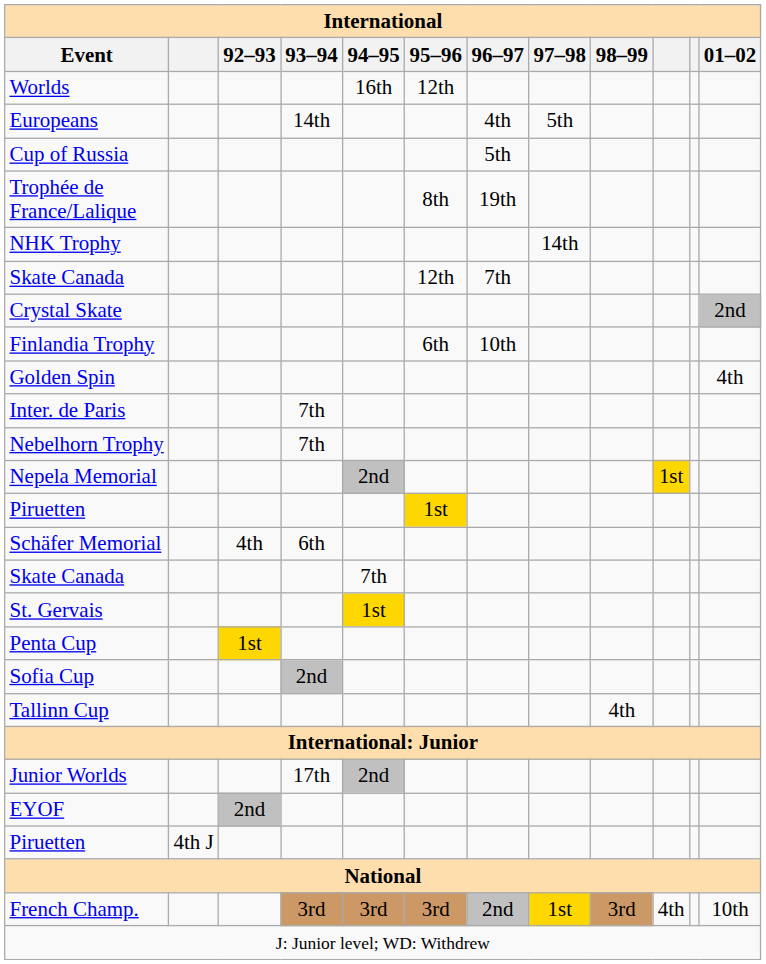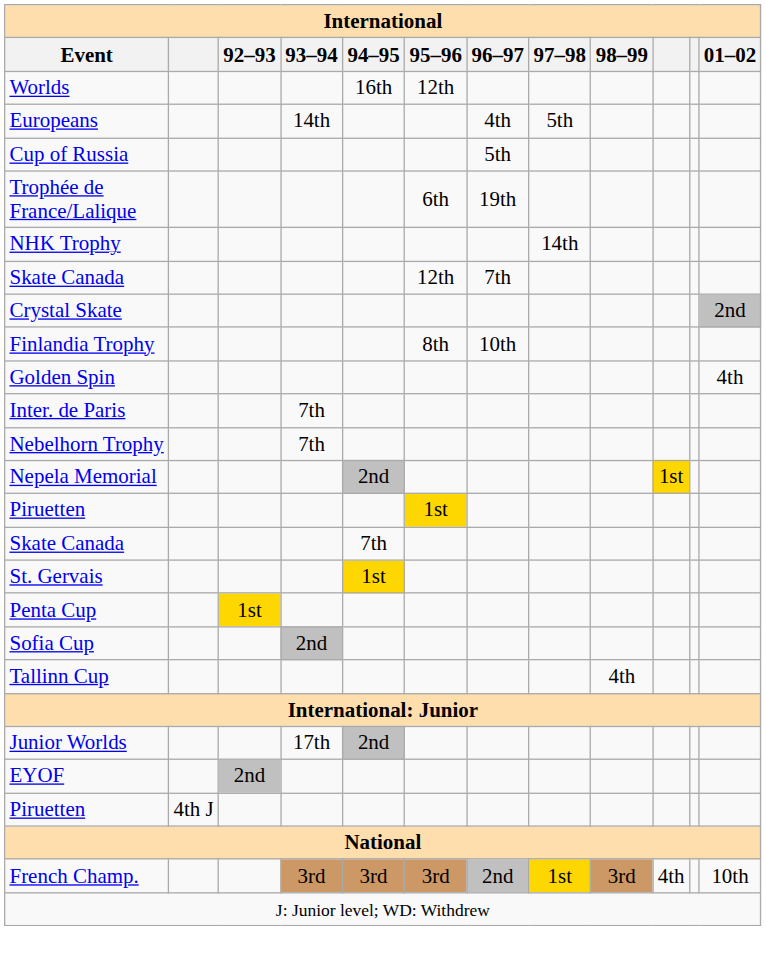(436, 199) 8th -> (436, 199) 6th
(436, 343) 6th -> (436, 343) 8th
- row: (85, 543)
